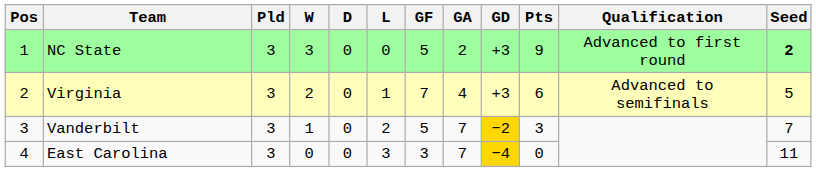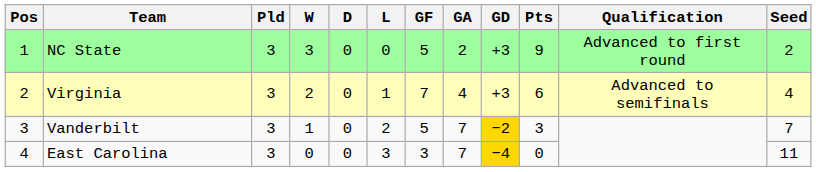(789, 51) bold -> (789, 51) normal
(789, 94) 5 -> (789, 94) 4
